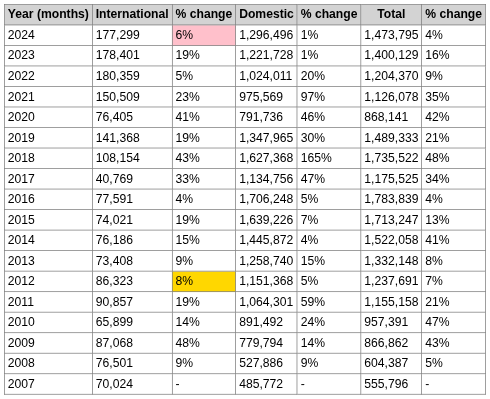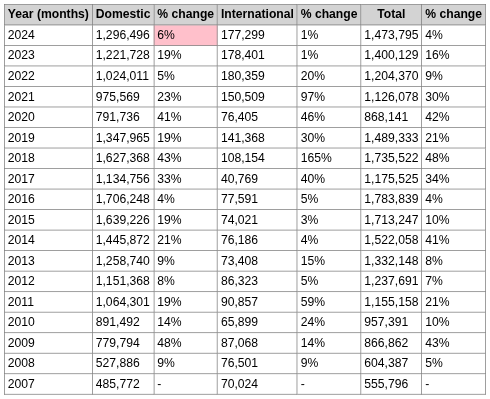columns swapped: (267, 14) <-> (132, 14)
(437, 96) 35% -> (437, 96) 30%
(313, 178) 47% -> (313, 178) 40%
(310, 219) 7% -> (310, 219) 3%
(437, 219) 13% -> (437, 219) 10%
(188, 240) 15% -> (169, 240) 21%
(184, 281) gold background -> (166, 281) no background
(437, 322) 47% -> (437, 322) 10%
